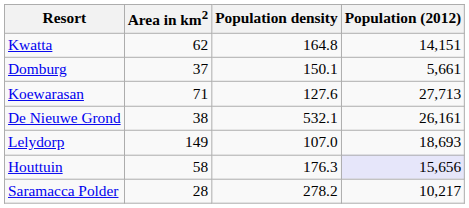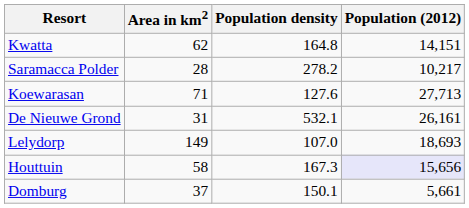rows swapped: (63, 191) <-> (37, 69)
(200, 118) 38 -> (200, 118) 31
(320, 166) 176.3 -> (320, 166) 167.3
